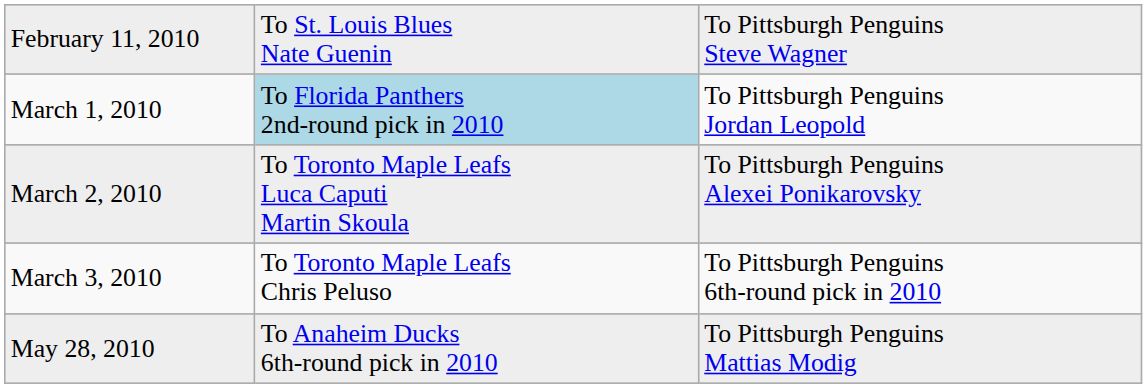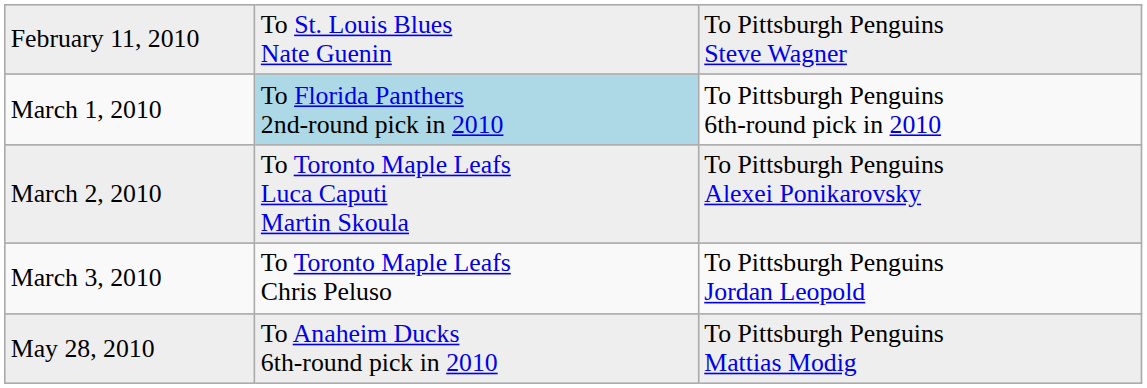(824, 109) To Pittsburgh Penguins Jordan Leopold -> (824, 109) To Pittsburgh Penguins 6th-round pick in 2010
(824, 277) To Pittsburgh Penguins 6th-round pick in 2010 -> (824, 277) To Pittsburgh Penguins Jordan Leopold
